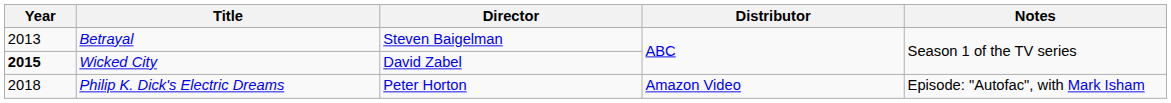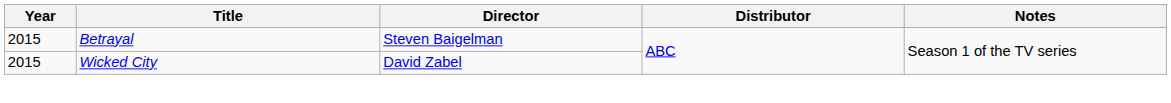(24, 39) 2013 -> (24, 39) 2015
(24, 62) bold -> (24, 62) normal
- row: (182, 86)
